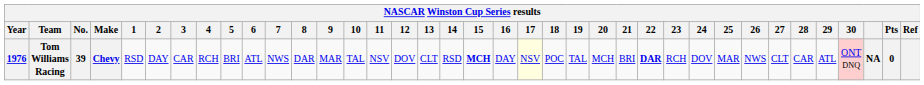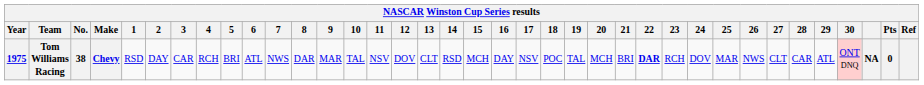(17, 59) 1976 -> (17, 59) 1975
(81, 59) 39 -> (81, 59) 38
(478, 59) bold -> (478, 59) normal
(530, 59) lightyellow background -> (529, 59) no background
